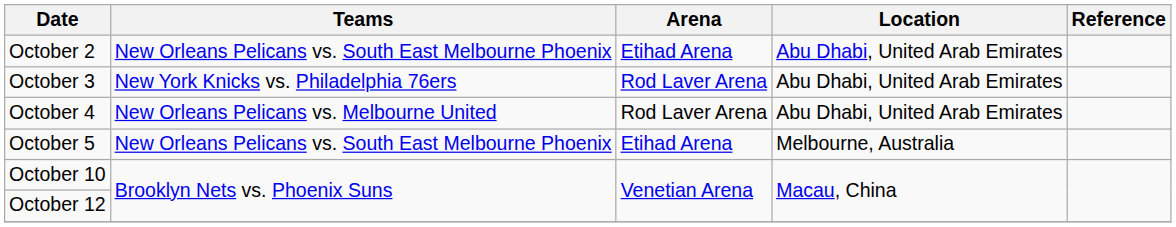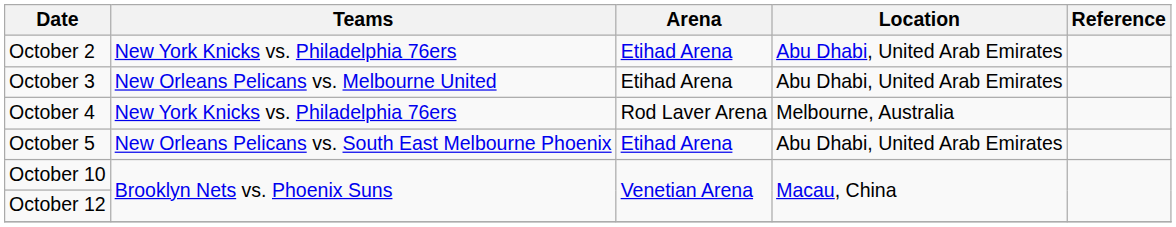(363, 50) New Orleans Pelicans vs. South East Melbourne Phoenix -> (286, 50) New York Knicks vs. Philadelphia 76ers
(286, 81) New York Knicks vs. Philadelphia 76ers -> (306, 81) New Orleans Pelicans vs. Melbourne United
(694, 81) Rod Laver Arena -> (677, 81) Etihad Arena
(306, 112) New Orleans Pelicans vs. Melbourne United -> (286, 112) New York Knicks vs. Philadelphia 76ers
(919, 112) Abu Dhabi, United Arab Emirates -> (865, 112) Melbourne, Australia
(865, 143) Melbourne, Australia -> (919, 143) Abu Dhabi, United Arab Emirates
